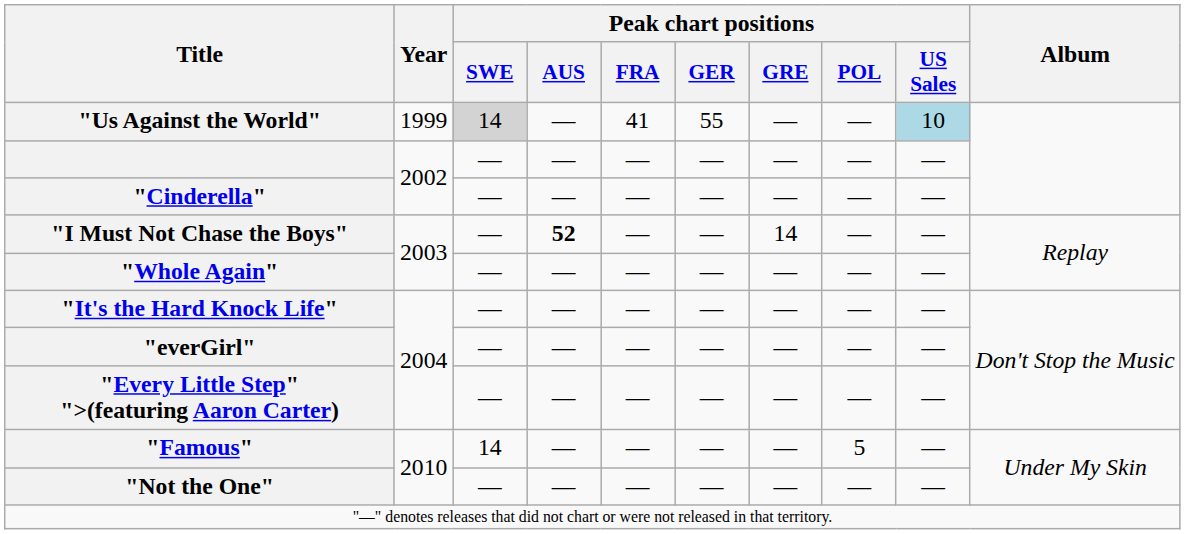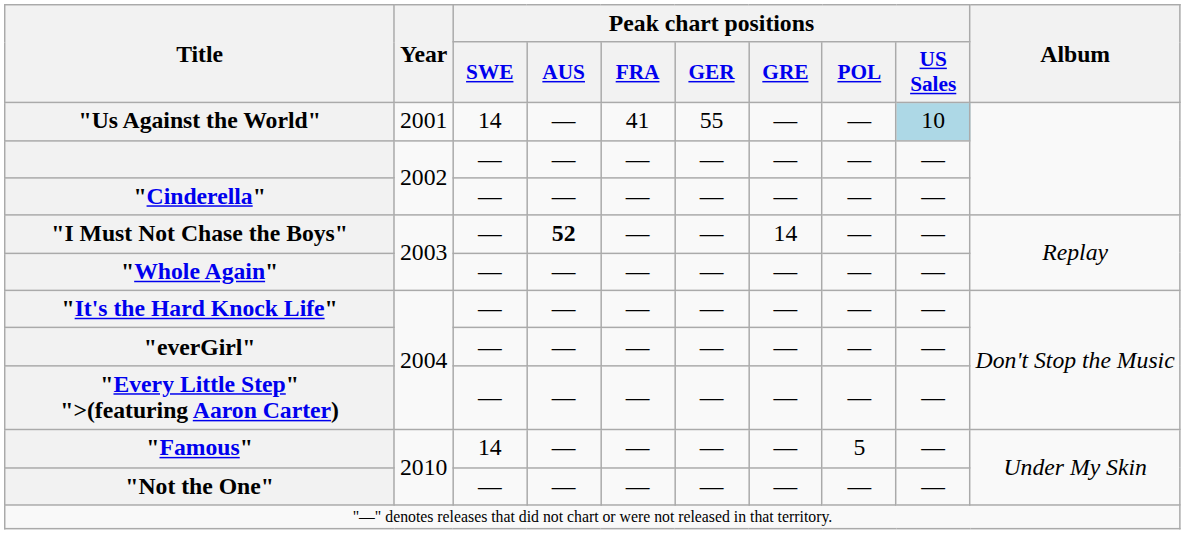(424, 121) 1999 -> (424, 121) 2001
(490, 121) lightgrey background -> (490, 121) no background
